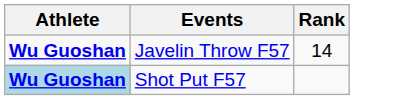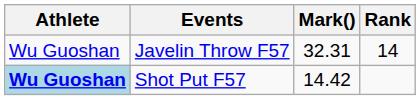+ column: (327, 20)
(68, 50) bold -> (64, 50) normal
